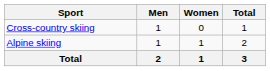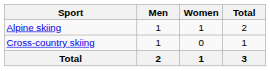rows swapped: (34, 43) <-> (51, 28)
